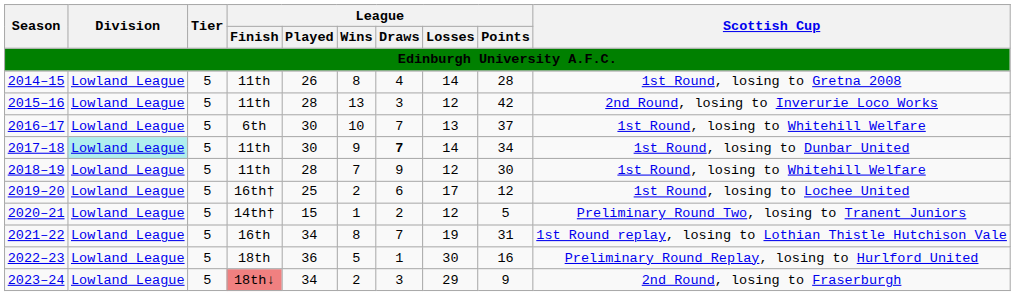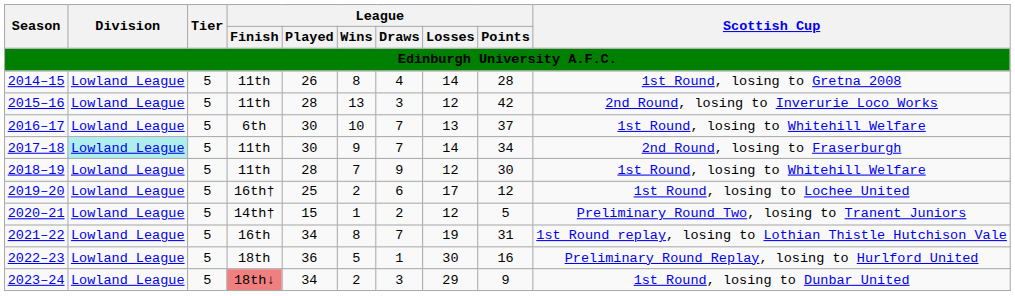(399, 148) bold -> (399, 148) normal
(772, 148) 1st Round, losing to Dunbar United -> (772, 148) 2nd Round, losing to Fraserburgh
(772, 280) 2nd Round, losing to Fraserburgh -> (772, 280) 1st Round, losing to Dunbar United
